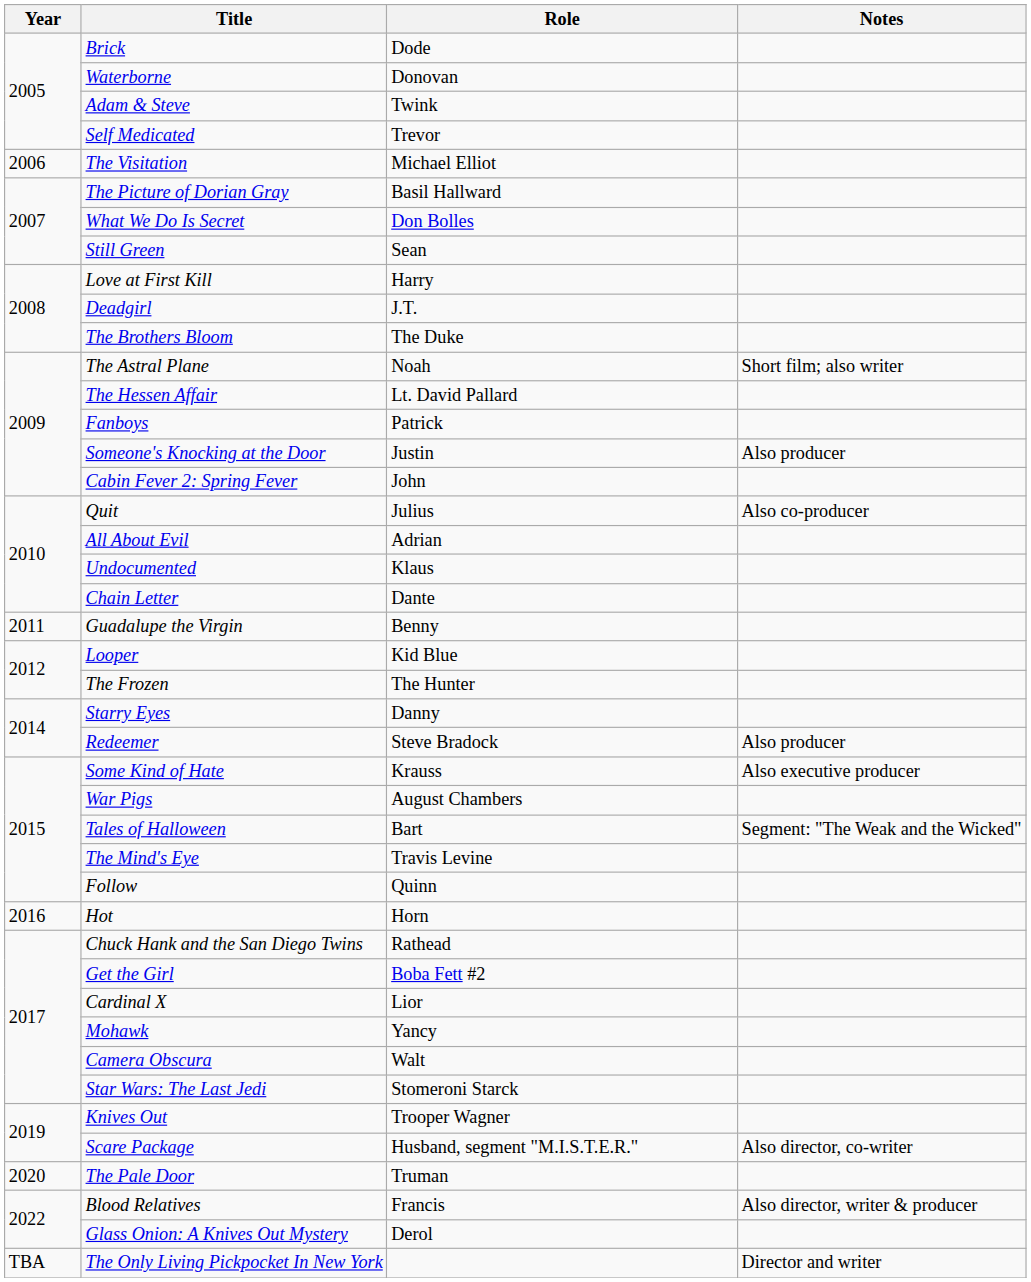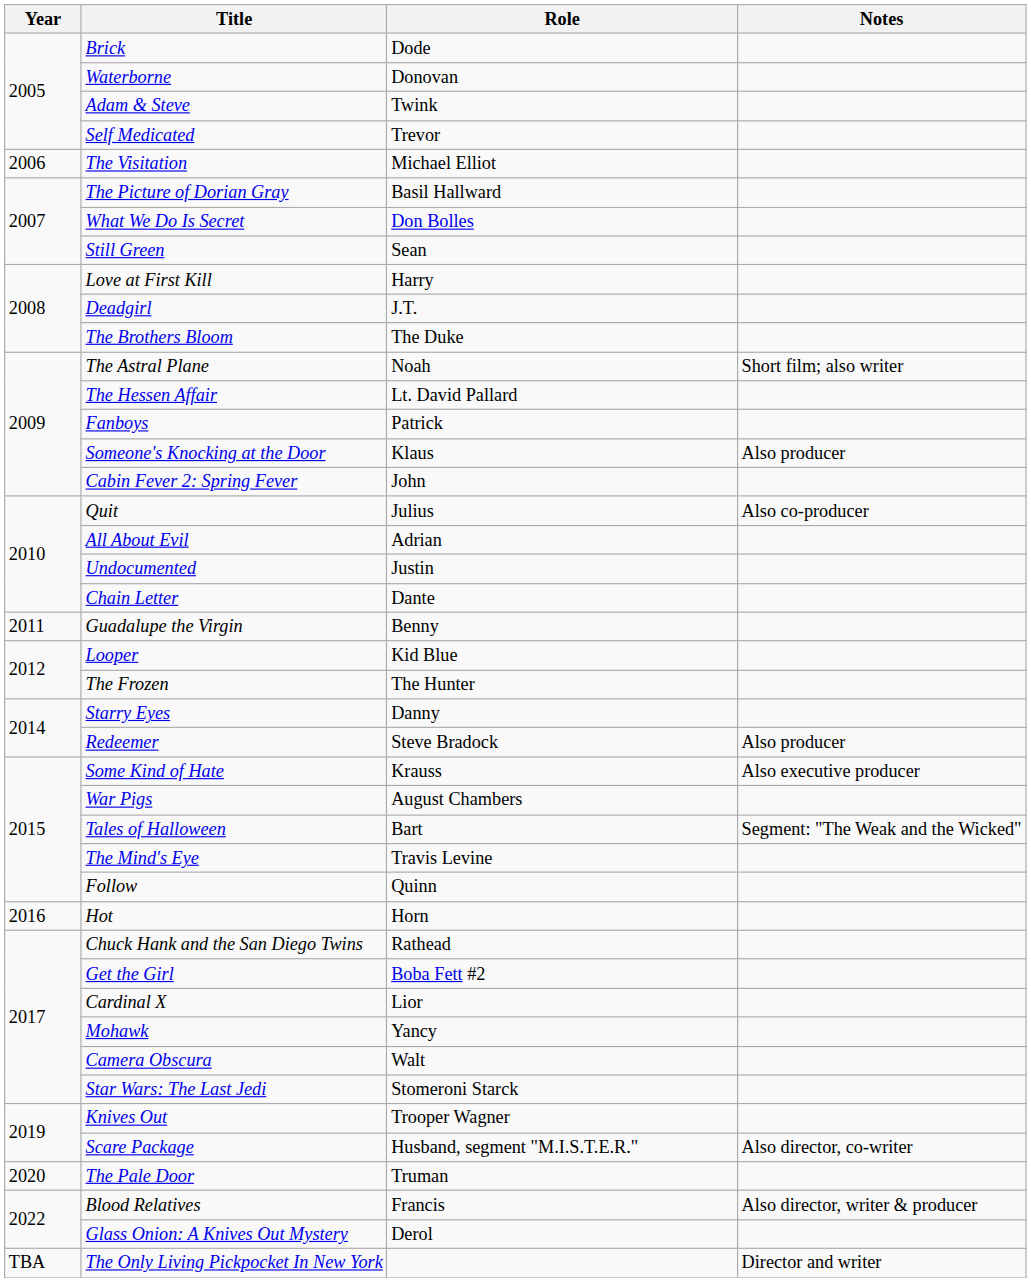(412, 452) Justin -> (412, 452) Klaus
(412, 568) Klaus -> (412, 568) Justin
